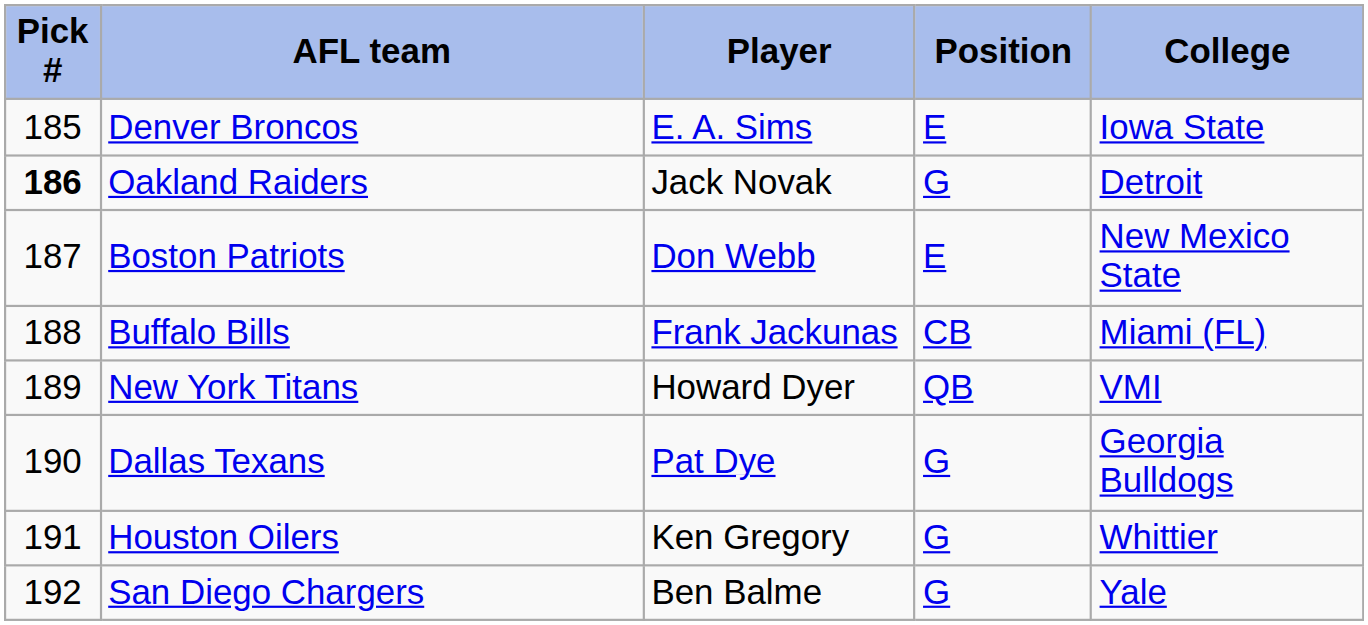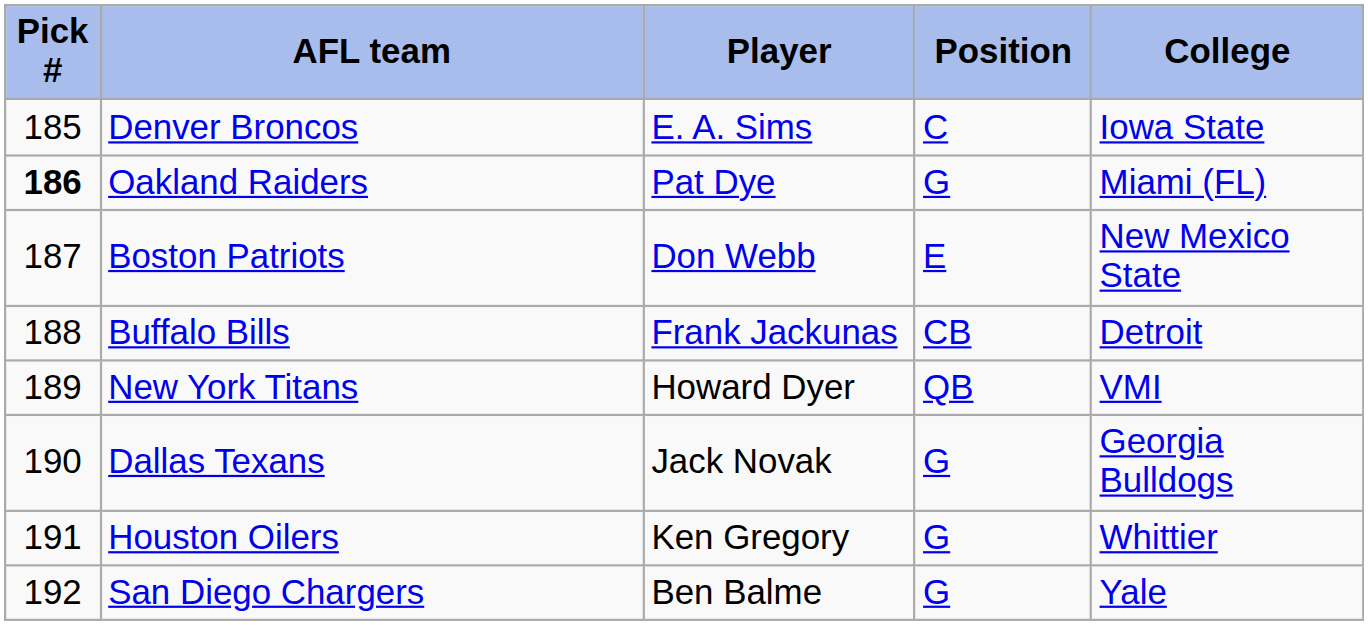(935, 126) E -> (936, 126) C
(742, 182) Jack Novak -> (713, 182) Pat Dye
(1151, 182) Detroit -> (1183, 182) Miami (FL)
(1183, 331) Miami (FL) -> (1151, 331) Detroit
(713, 462) Pat Dye -> (742, 462) Jack Novak
